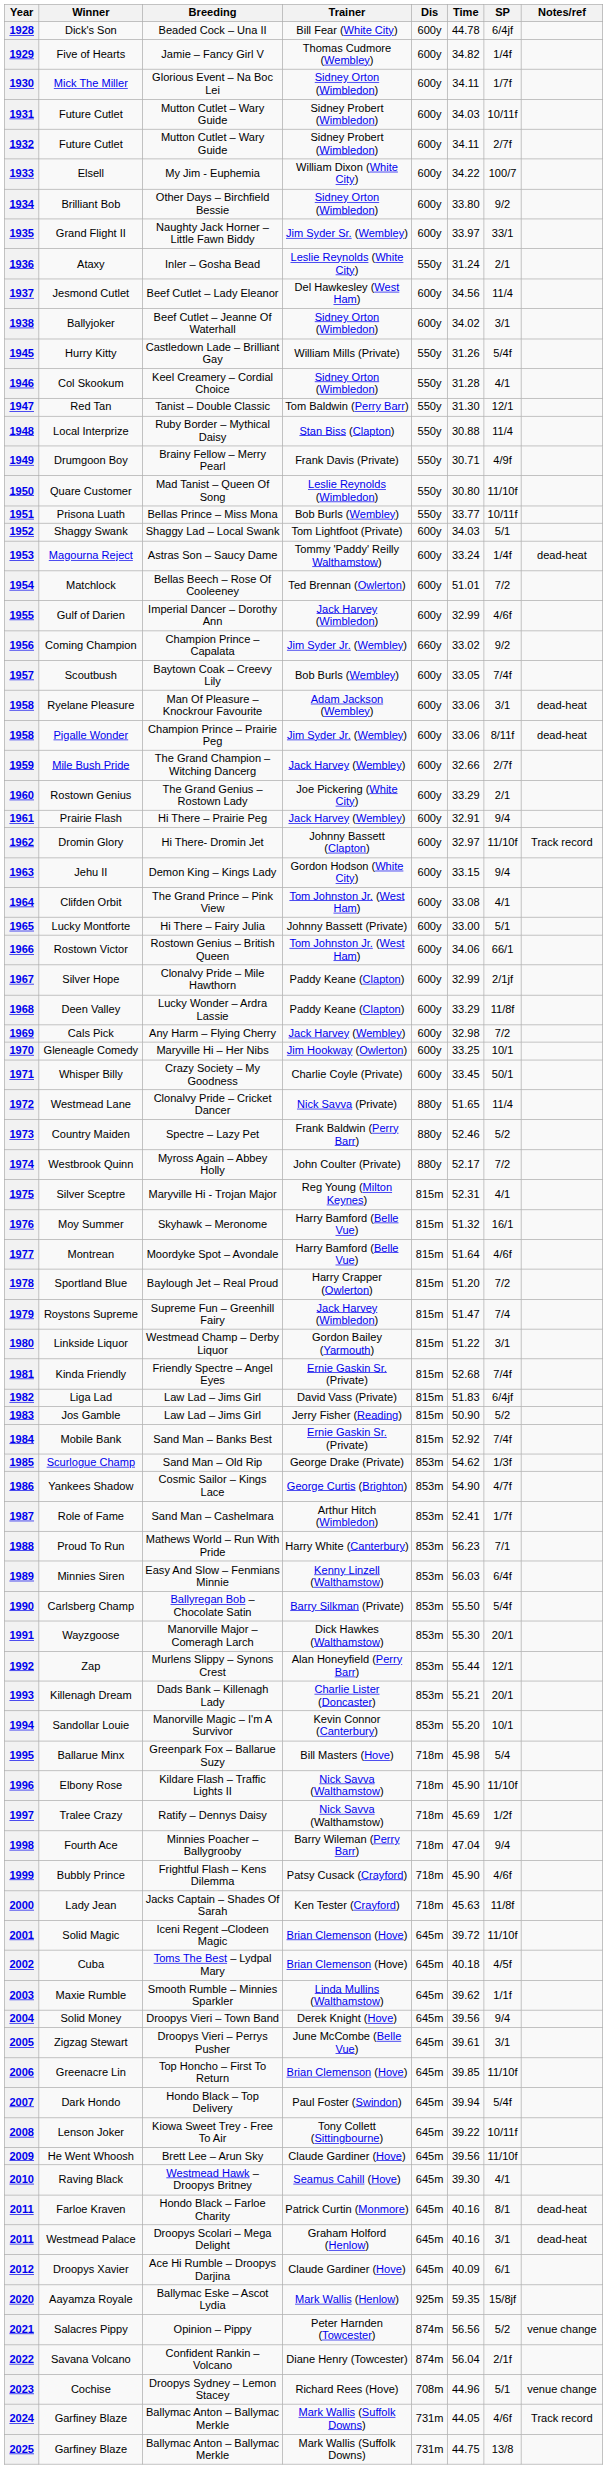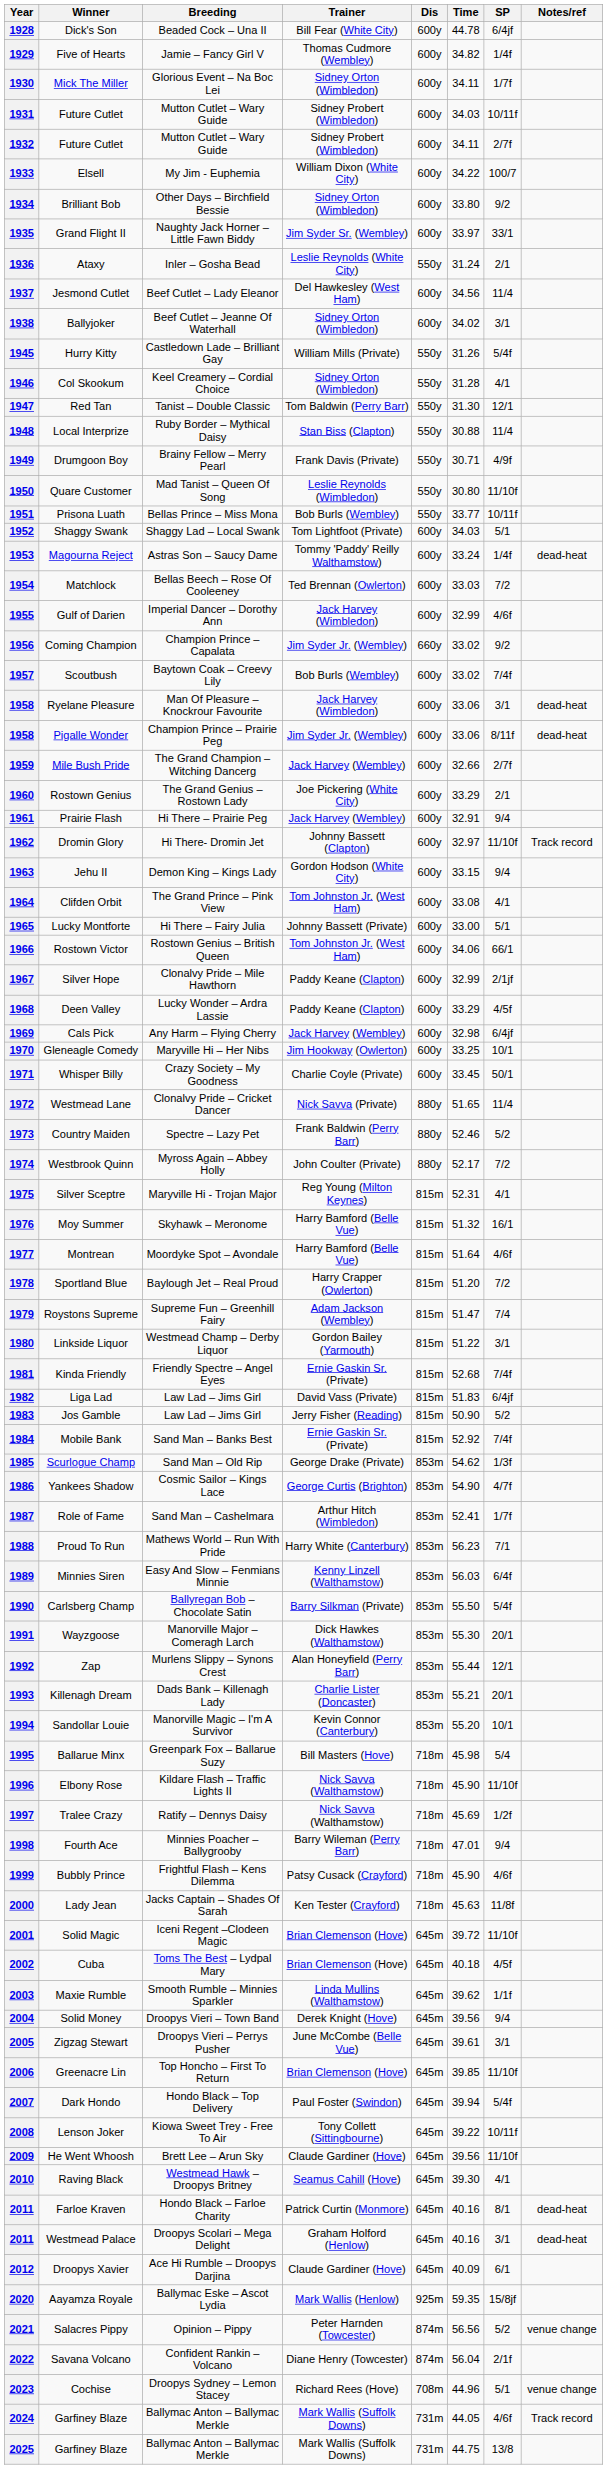(466, 585) 51.01 -> (466, 585) 33.03
(466, 675) 33.05 -> (466, 675) 33.02
(347, 705) Adam Jackson (Wembley) -> (347, 705) Jack Harvey (Wimbledon)
(503, 1009) 11/8f -> (503, 1009) 4/5f
(503, 1033) 7/2 -> (503, 1033) 6/4jf
(347, 1314) Jack Harvey (Wimbledon) -> (347, 1314) Adam Jackson (Wembley)
(466, 1845) 47.04 -> (466, 1845) 47.01
